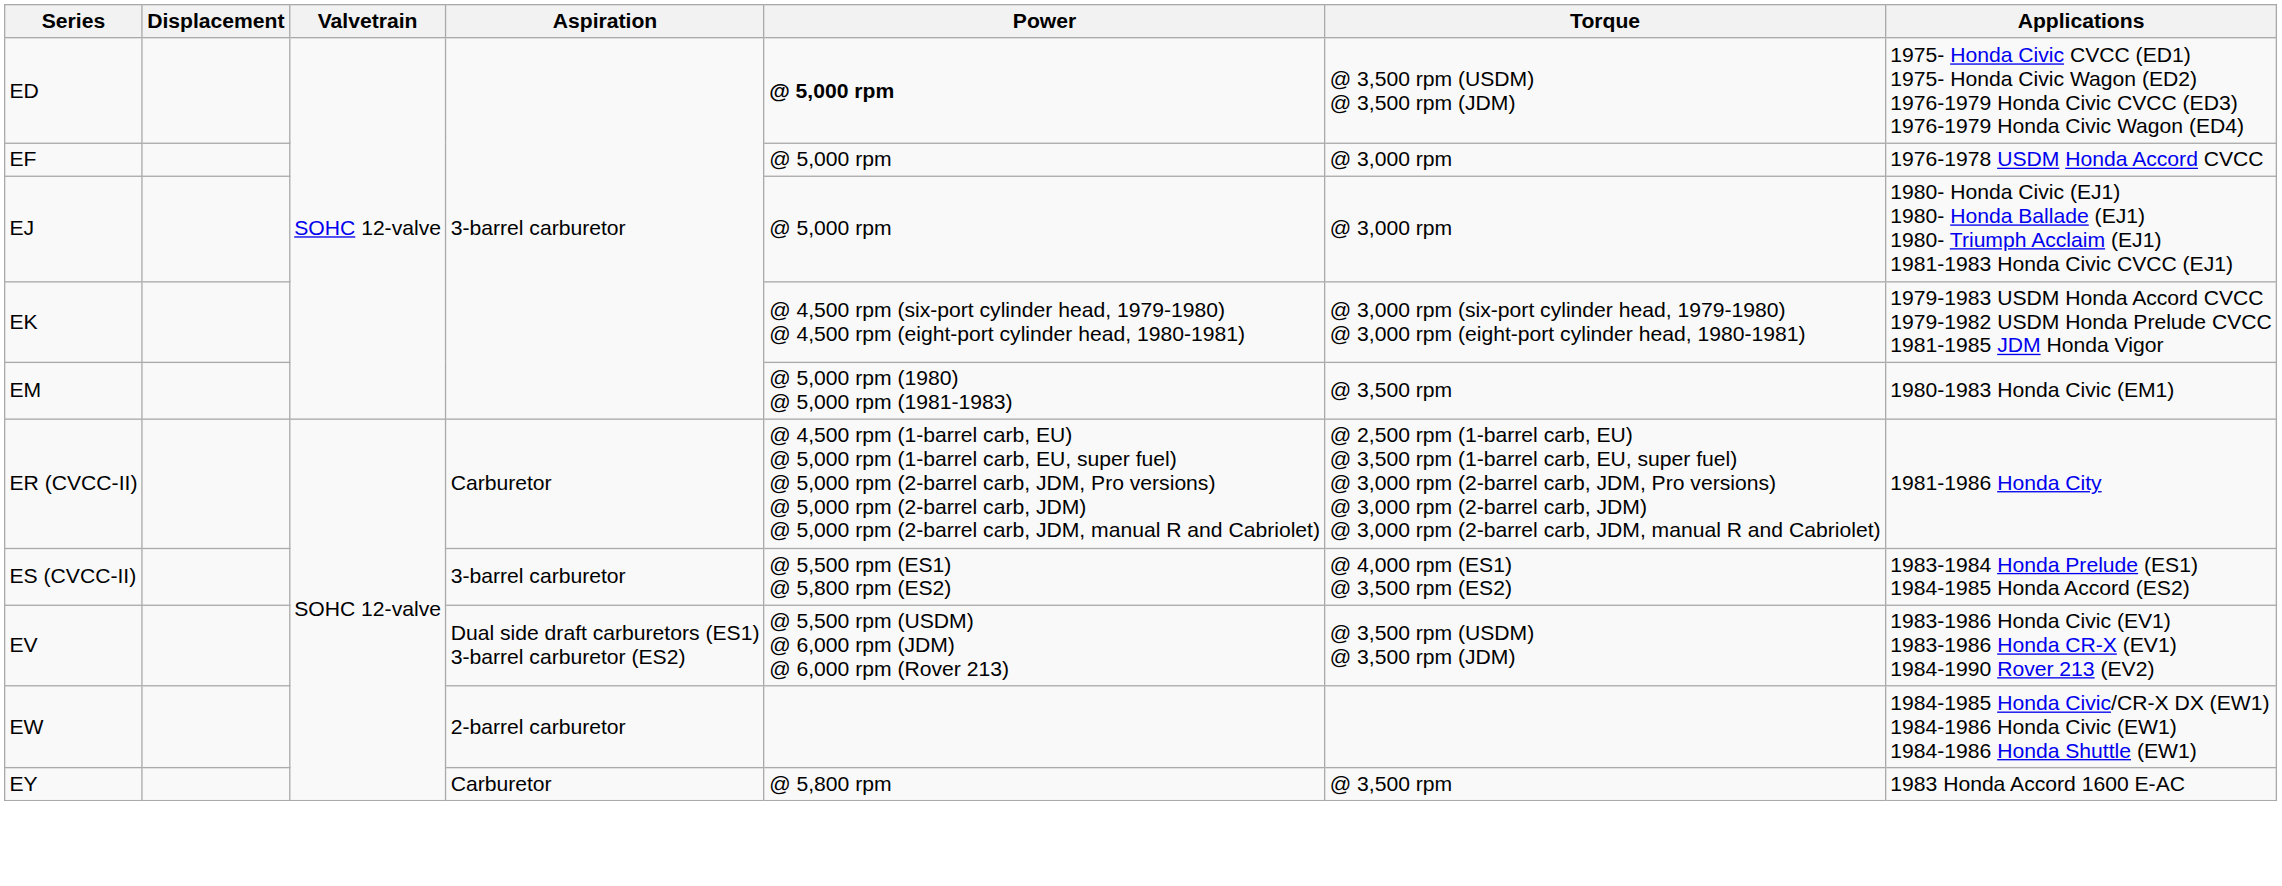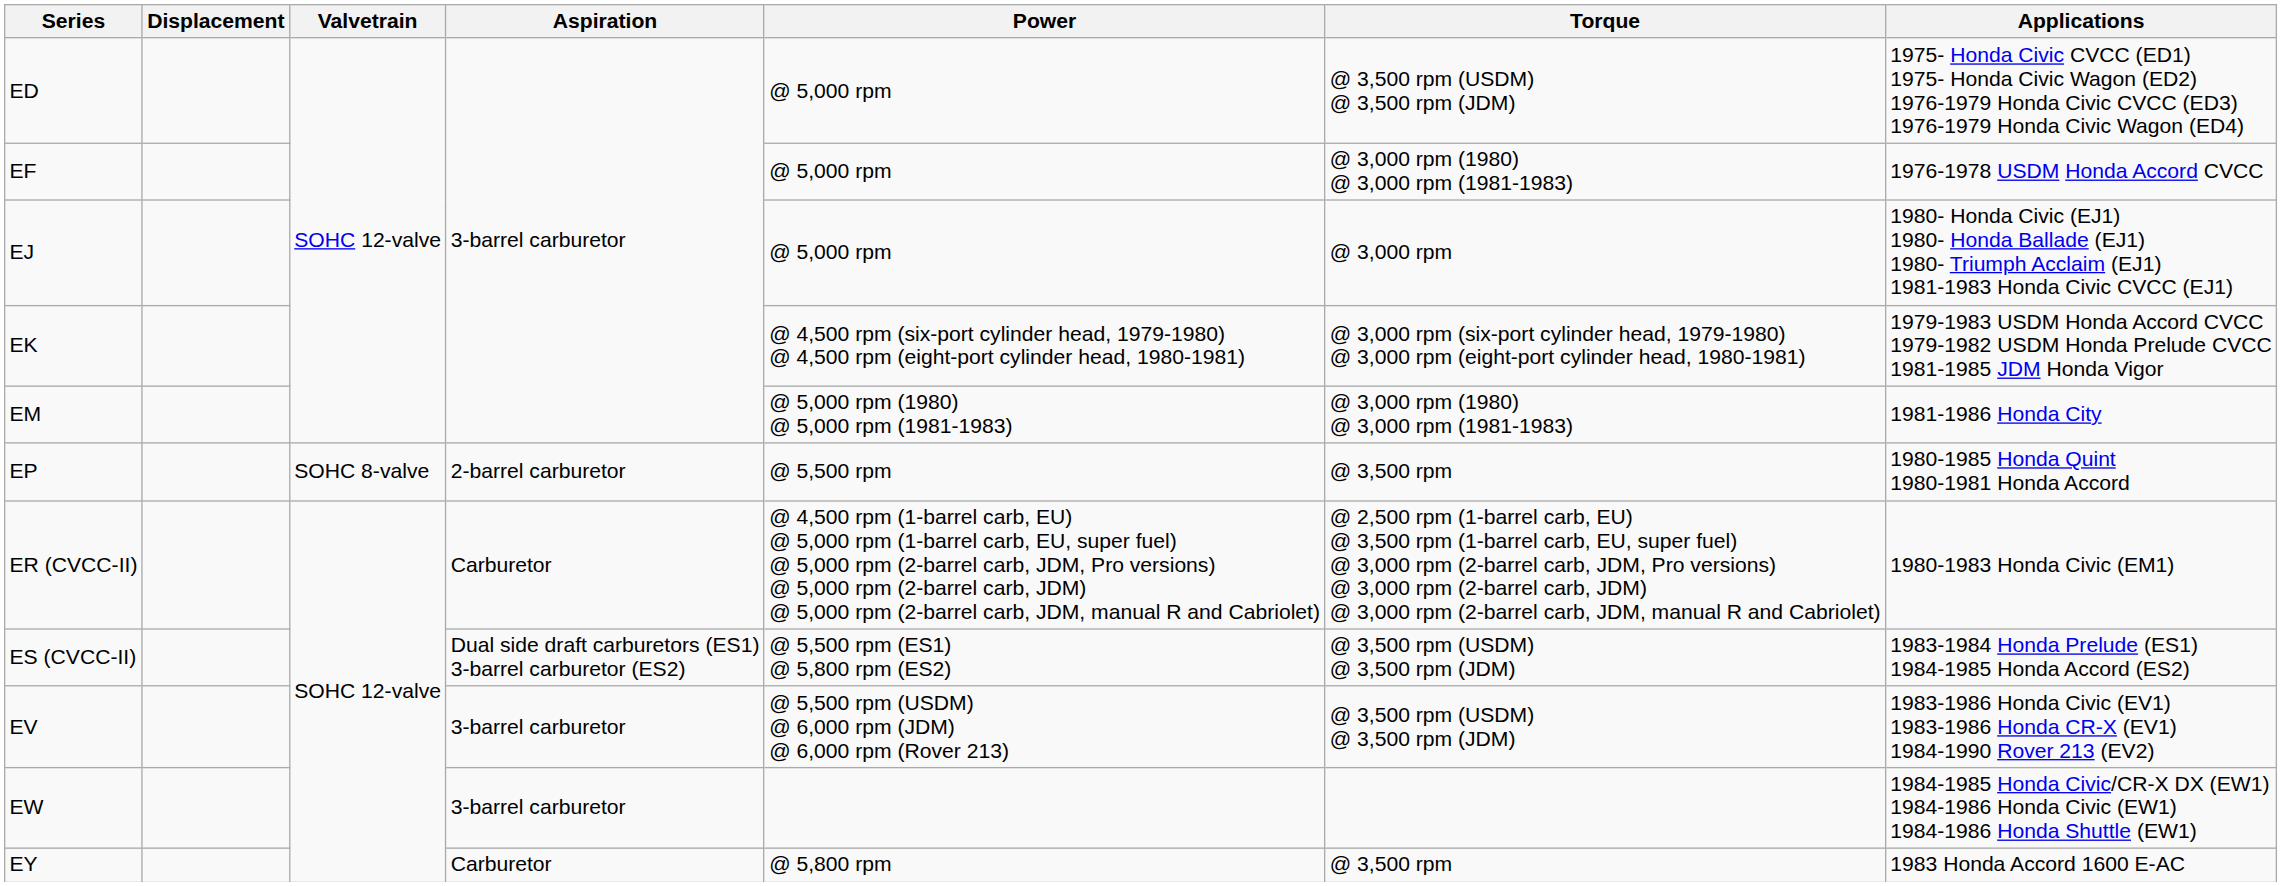(832, 90) bold -> (830, 90) normal
(1391, 159) @ 3,000 rpm -> (1451, 171) @ 3,000 rpm (1980) @ 3,000 rpm (1981-1983)
(1391, 390) @ 3,500 rpm -> (1451, 414) @ 3,000 rpm (1980) @ 3,000 rpm (1981-1983)
(2032, 390) 1980-1983 Honda Civic (EM1) -> (1996, 414) 1981-1986 Honda City
+ row: (24, 471)
(1996, 483) 1981-1986 Honda City -> (2032, 564) 1980-1983 Honda Civic (EM1)
(538, 576) 3-barrel carburetor -> (605, 657) Dual side draft carburetors (ES1) 3-barrel carburetor (ES2)
(1421, 576) @ 4,000 rpm (ES1) @ 3,500 rpm (ES2) -> (1432, 657) @ 3,500 rpm (USDM) @ 3,500 rpm (JDM)
(605, 645) Dual side draft carburetors (ES1) 3-barrel carburetor (ES2) -> (538, 726) 3-barrel carburetor
(538, 726) 2-barrel carburetor -> (538, 807) 3-barrel carburetor
